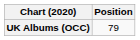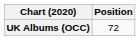(113, 27) 79 -> (113, 27) 72
